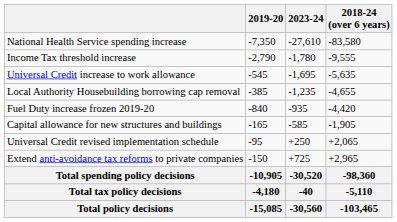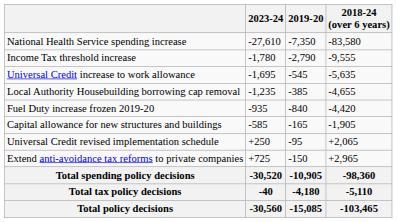columns swapped: (266, 18) <-> (306, 18)
